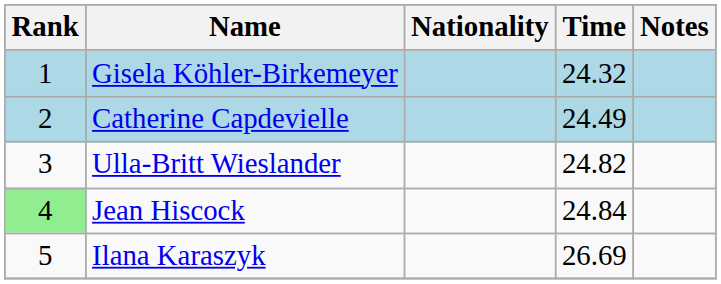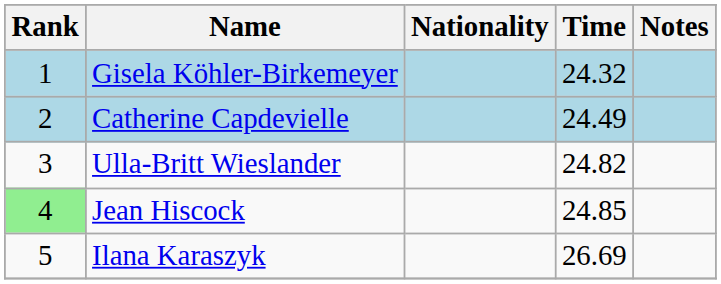(594, 210) 24.84 -> (594, 210) 24.85
